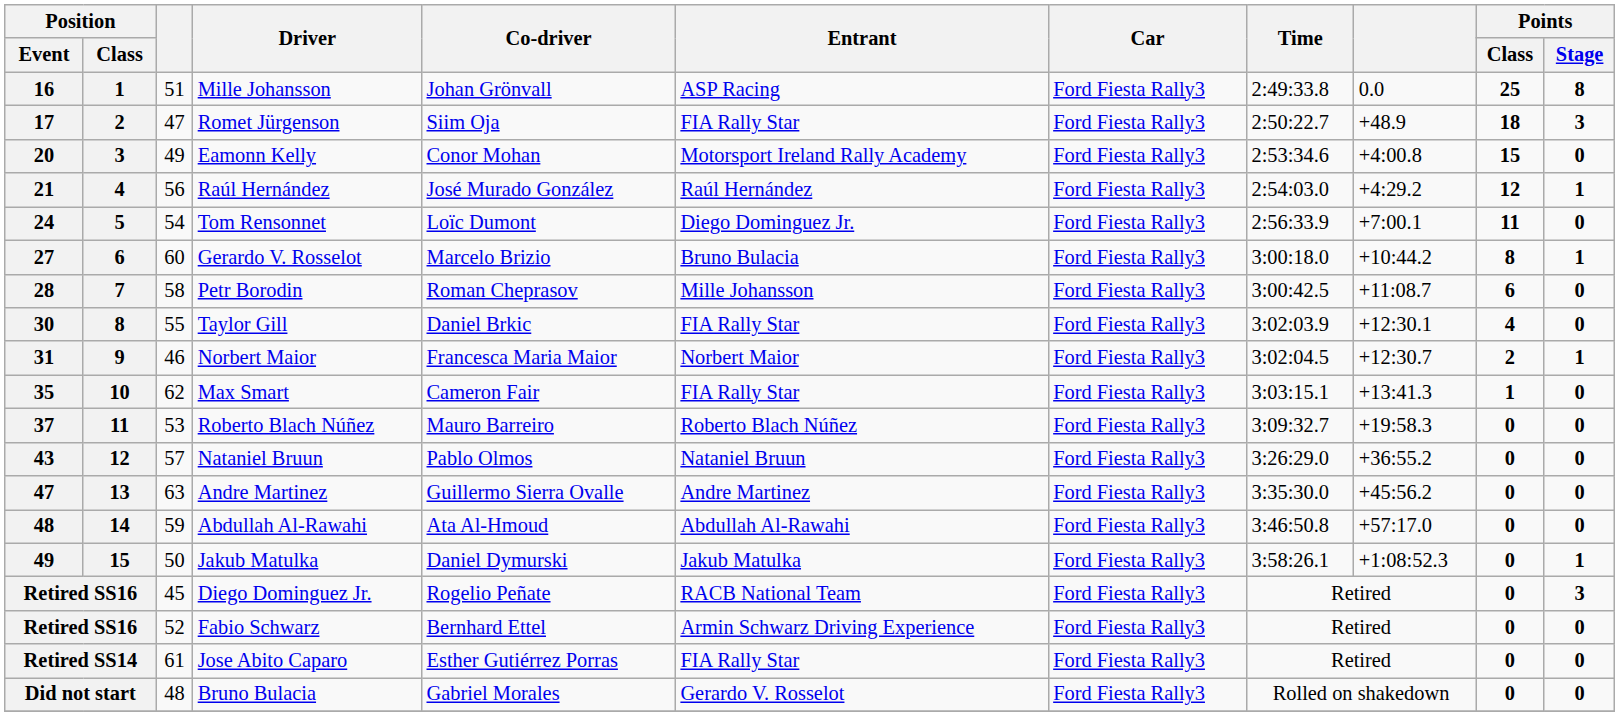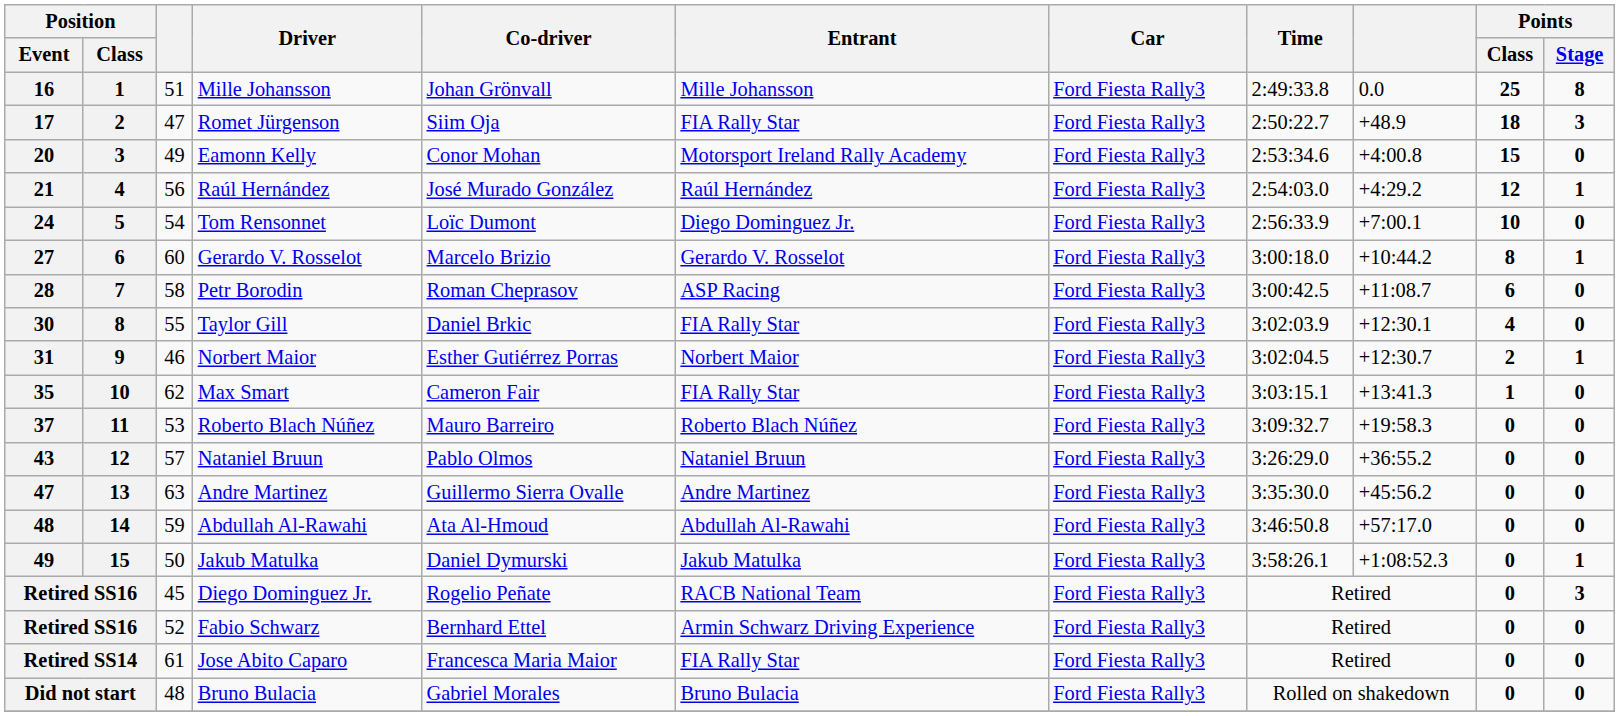(730, 88) ASP Racing -> (747, 88) Mille Johansson
(1510, 222) 11 -> (1510, 222) 10
(740, 256) Bruno Bulacia -> (762, 256) Gerardo V. Rosselot
(747, 290) Mille Johansson -> (730, 290) ASP Racing
(522, 357) Francesca Maria Maior -> (522, 357) Esther Gutiérrez Porras
(522, 660) Esther Gutiérrez Porras -> (522, 660) Francesca Maria Maior
(762, 694) Gerardo V. Rosselot -> (740, 694) Bruno Bulacia
